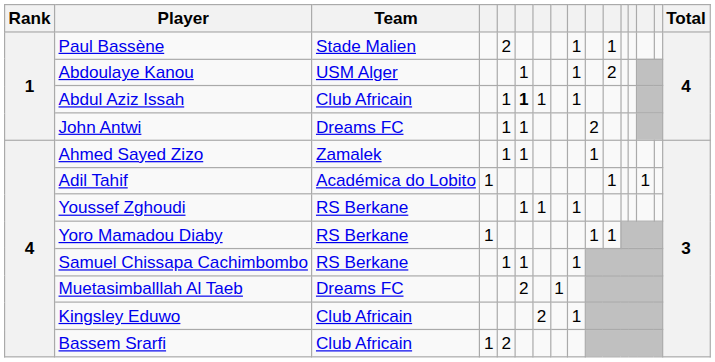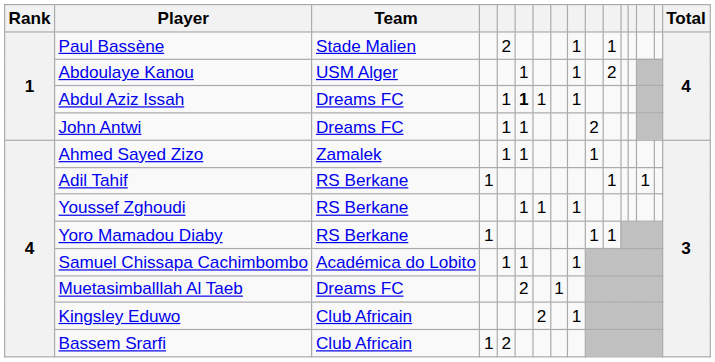(364, 100) Club Africain -> (360, 100) Dreams FC
(396, 181) Académica do Lobito -> (362, 181) RS Berkane
(362, 262) RS Berkane -> (396, 262) Académica do Lobito
